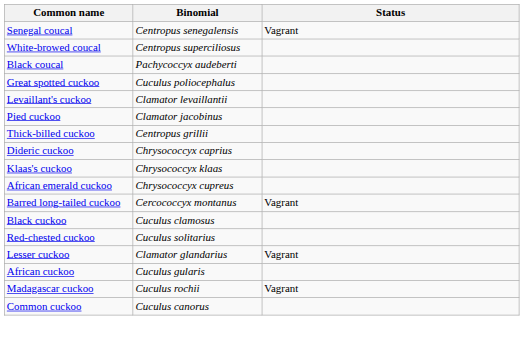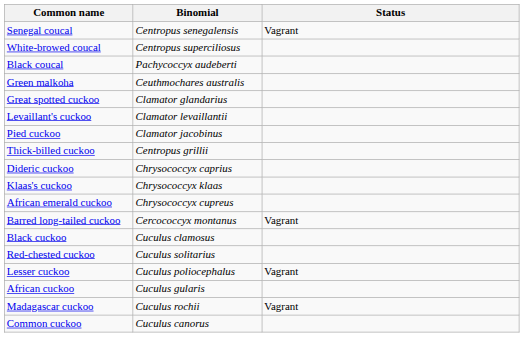+ row: (40, 82)
(185, 82) Cuculus poliocephalus -> (181, 99) Clamator glandarius
(181, 254) Clamator glandarius -> (185, 271) Cuculus poliocephalus
